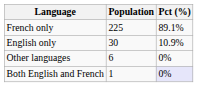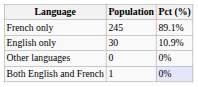(116, 27) 225 -> (116, 27) 245
(111, 58) 6 -> (111, 58) 0
